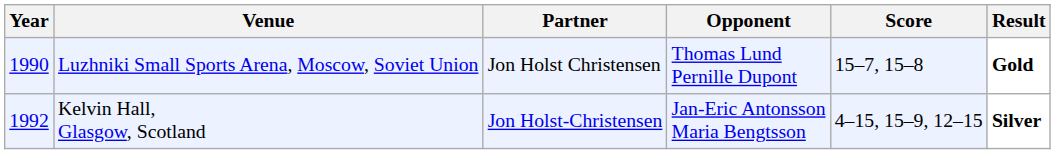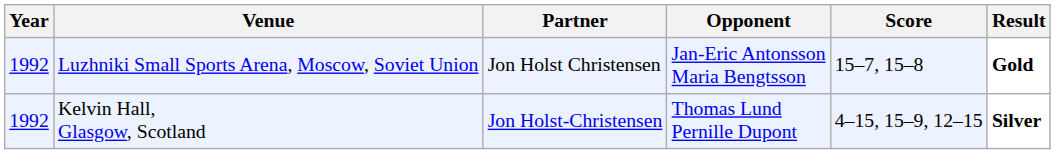(29, 65) 1990 -> (29, 65) 1992
(734, 65) Thomas Lund Pernille Dupont -> (749, 65) Jan-Eric Antonsson Maria Bengtsson
(749, 121) Jan-Eric Antonsson Maria Bengtsson -> (734, 121) Thomas Lund Pernille Dupont
